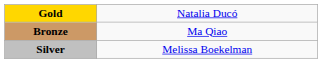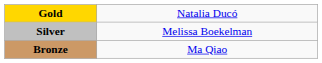rows swapped: (51, 49) <-> (51, 31)
